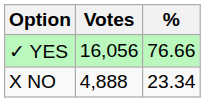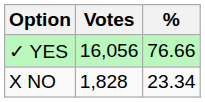(104, 81) 4,888 -> (104, 81) 1,828
